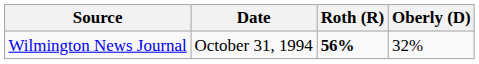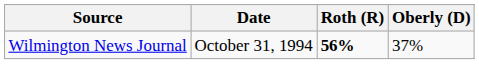(408, 44) 32% -> (408, 44) 37%
